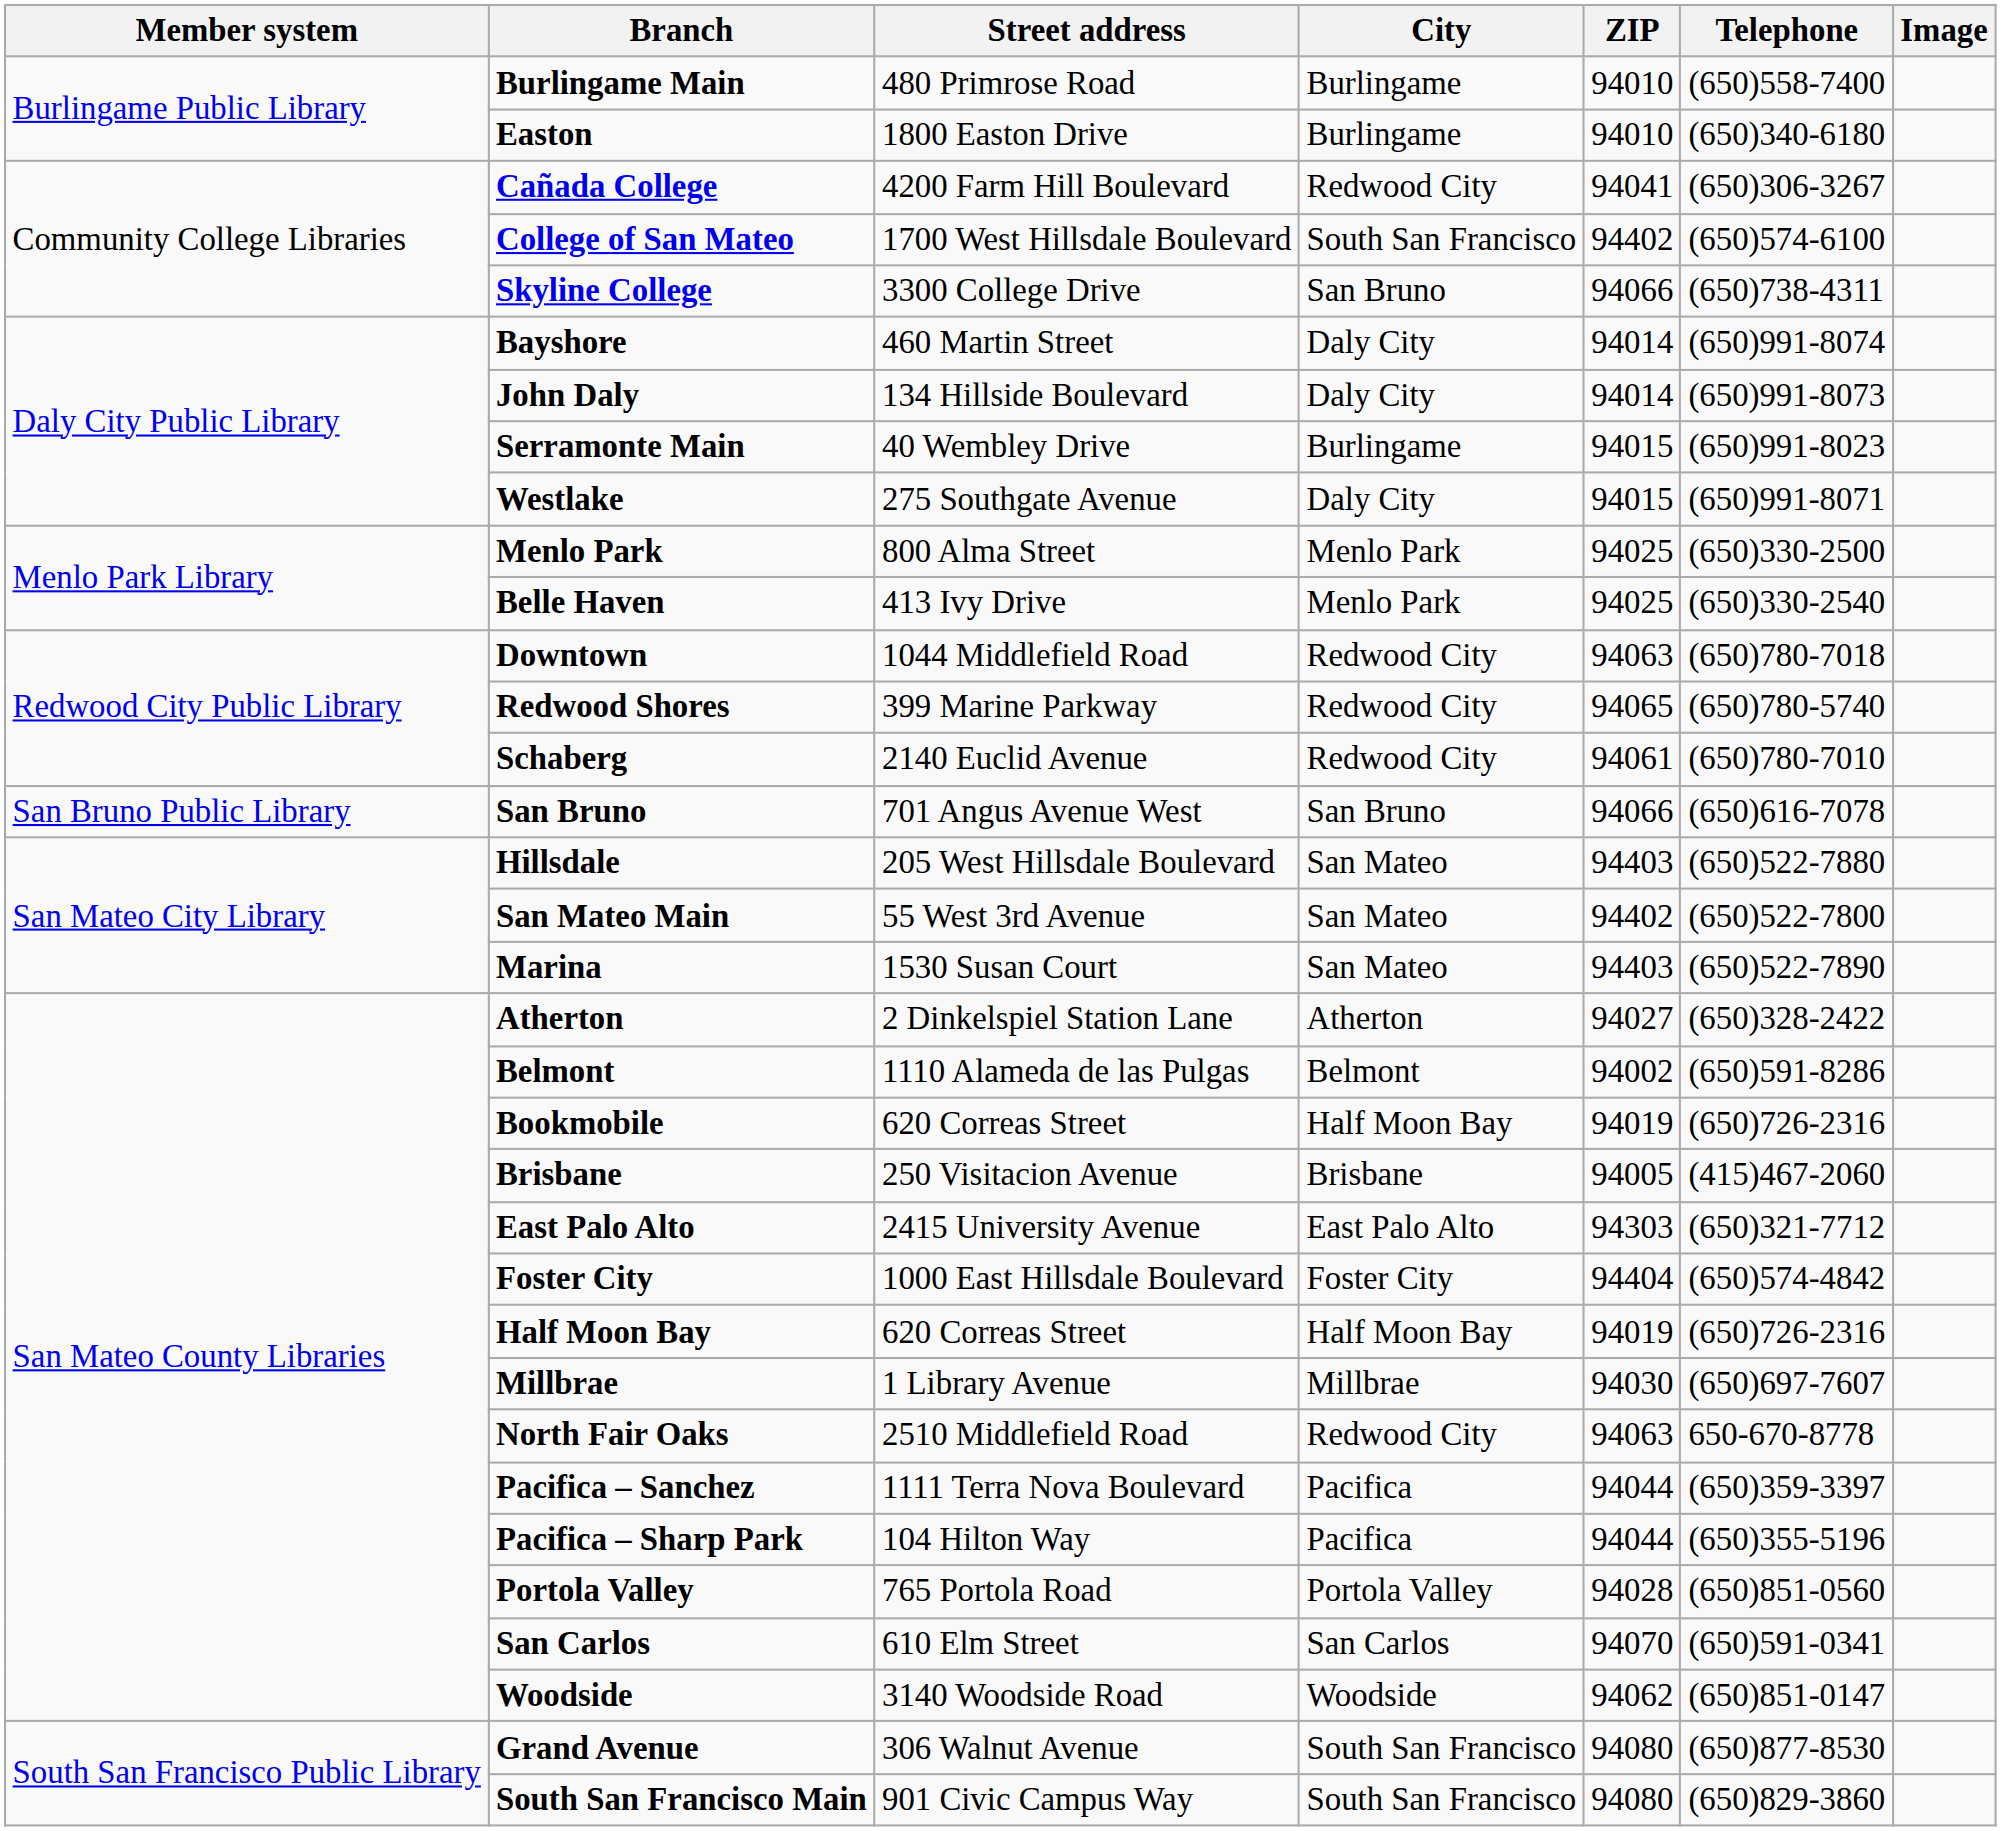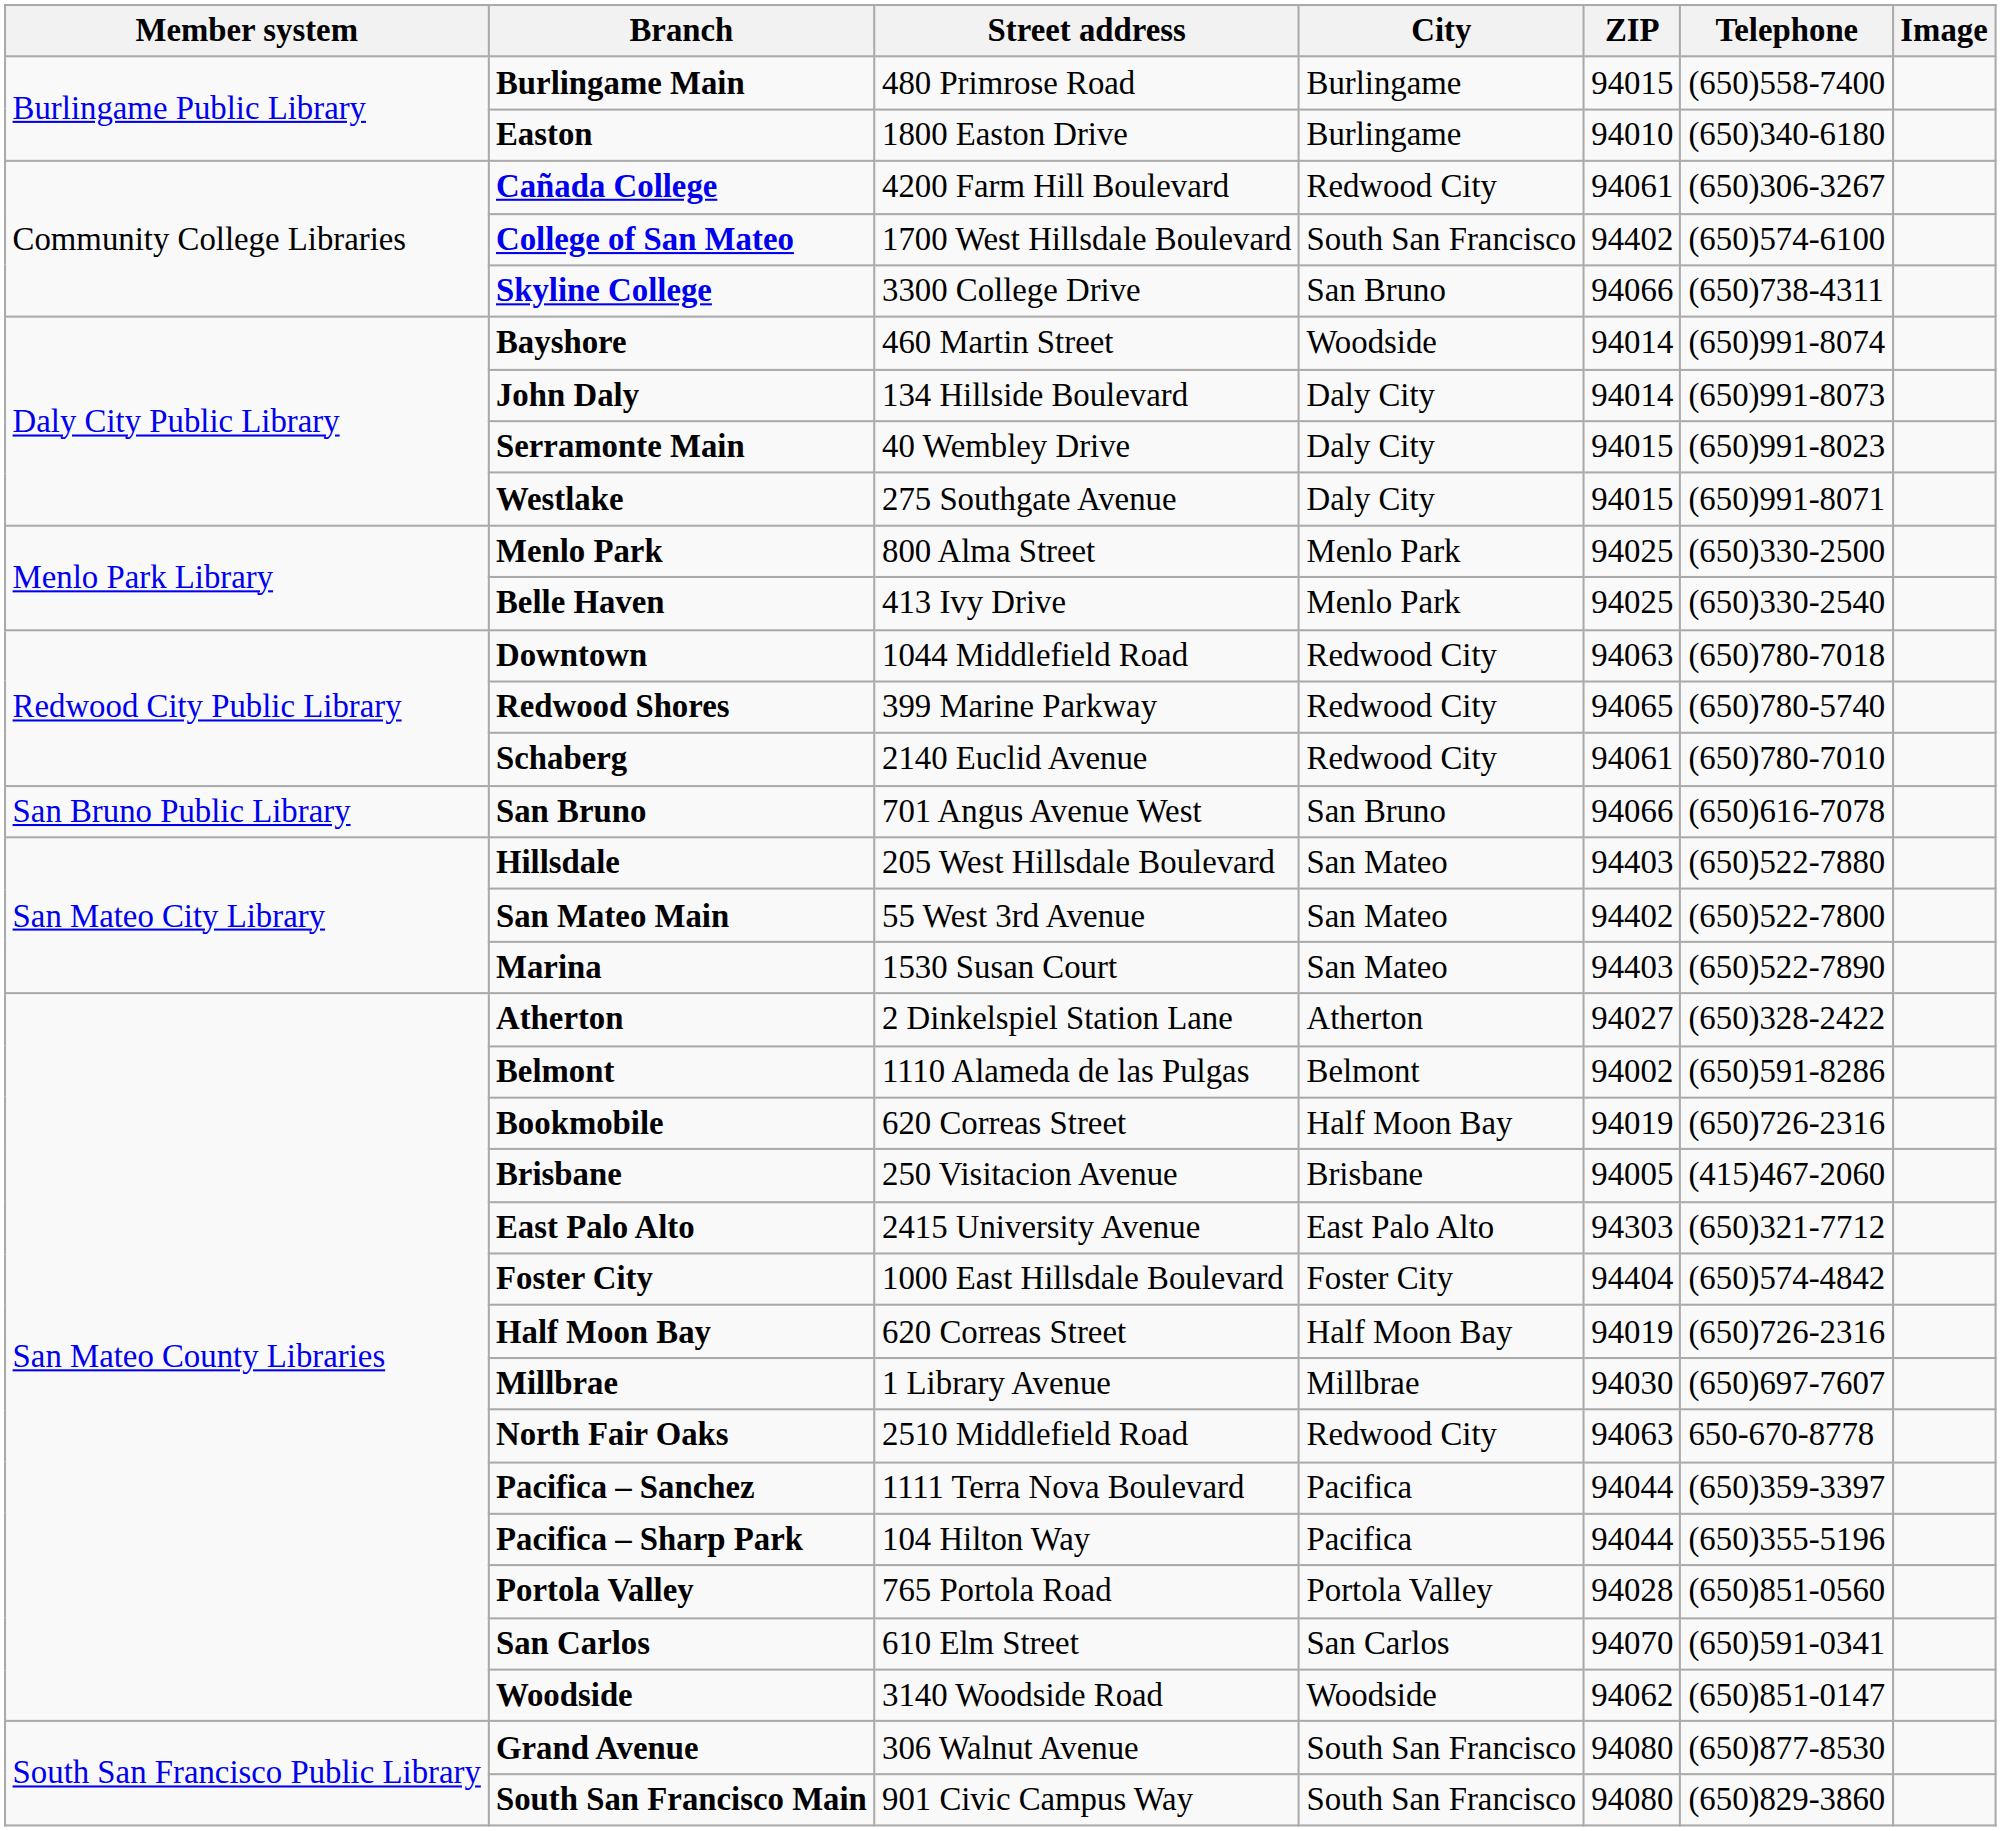(1632, 82) 94010 -> (1632, 82) 94015
(1632, 186) 94041 -> (1632, 186) 94061
(1371, 342) Daly City -> (1372, 342) Woodside
(1384, 446) Burlingame -> (1371, 446) Daly City
